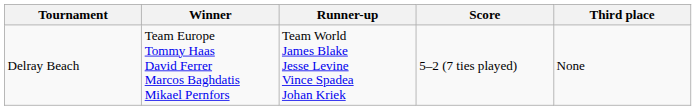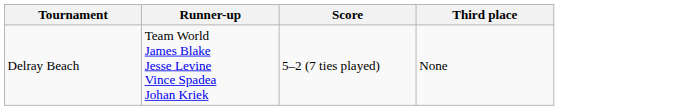- column: (210, 14)
